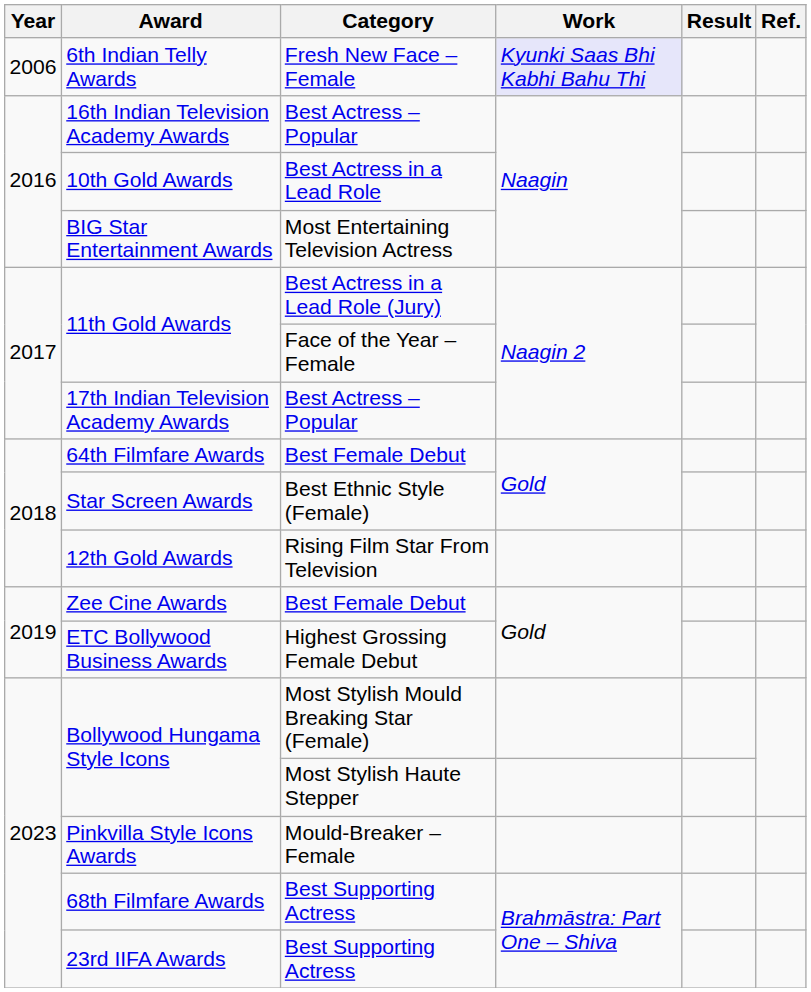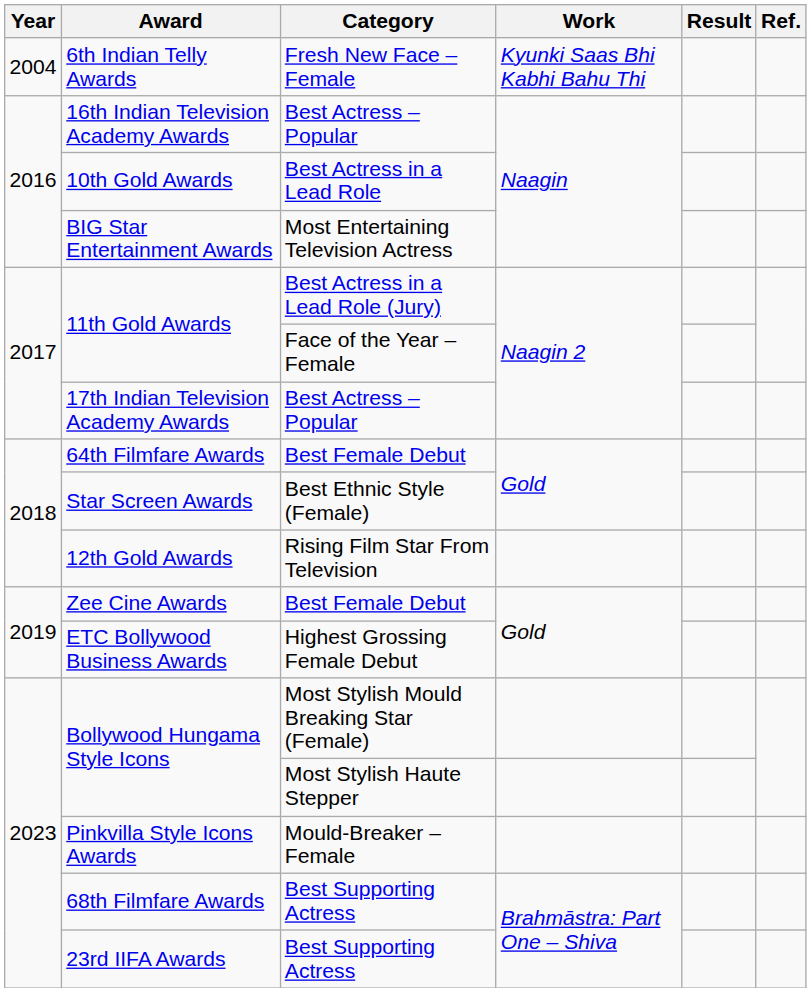(33, 66) 2006 -> (33, 66) 2004
(578, 66) lavender background -> (578, 66) no background
